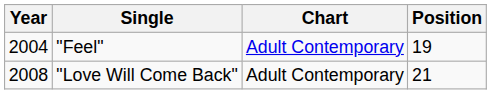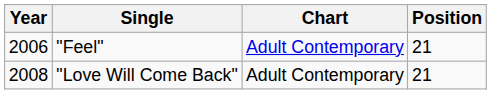(28, 46) 2004 -> (28, 46) 2006
(422, 46) 19 -> (422, 46) 21
